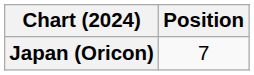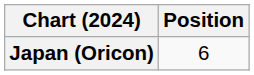(204, 53) 7 -> (204, 53) 6
